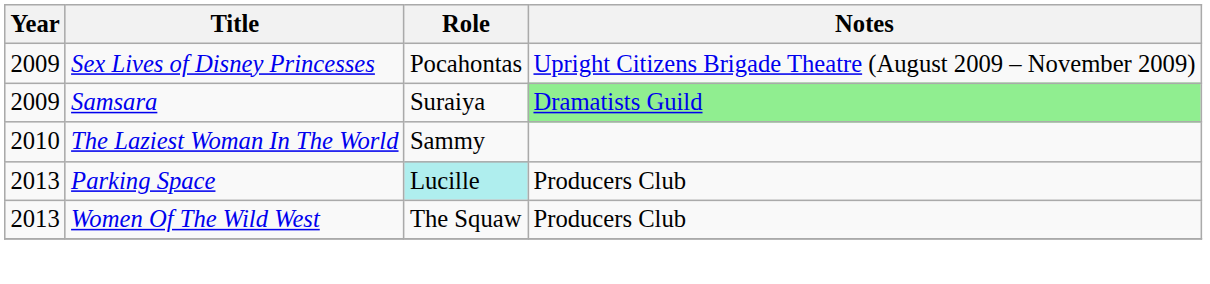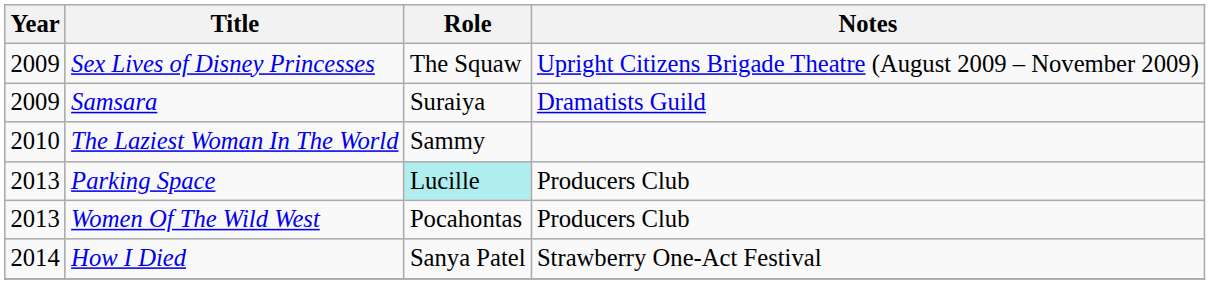(466, 63) Pocahontas -> (466, 63) The Squaw
(618, 102) lightgreen background -> (621, 102) no background
(466, 219) The Squaw -> (466, 219) Pocahontas
+ row: (129, 258)
